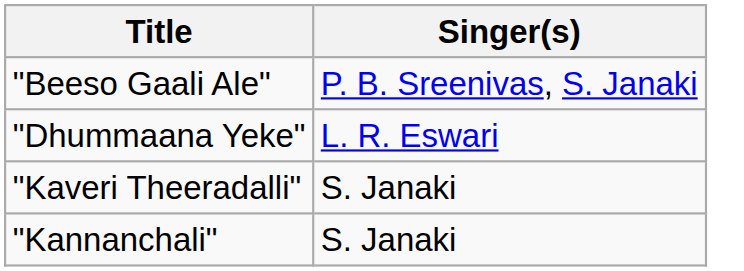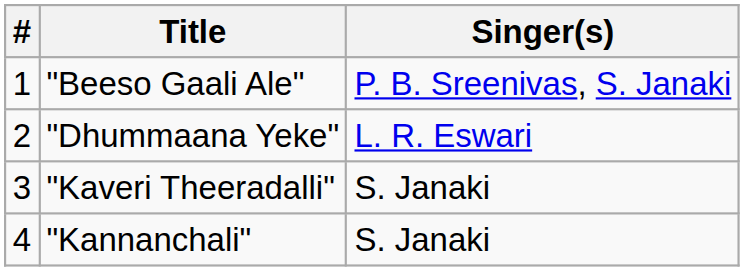+ column: (22, 31)
